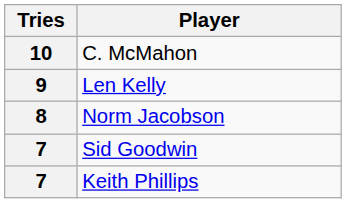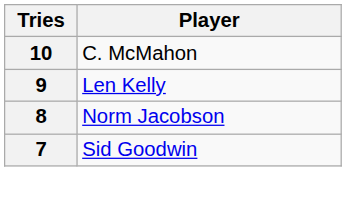- row: (140, 181)
